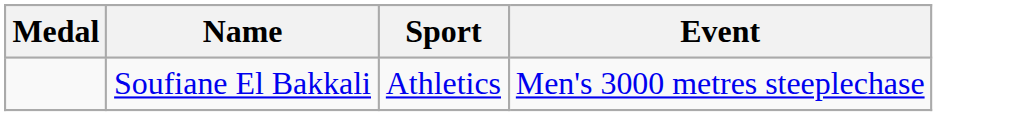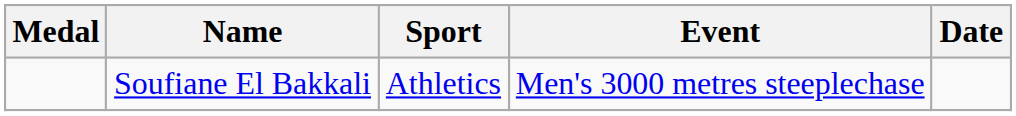+ column: (971, 31)
